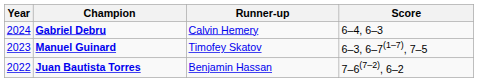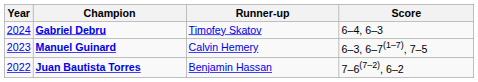(223, 30) Calvin Hemery -> (225, 30) Timofey Skatov
(225, 48) Timofey Skatov -> (223, 48) Calvin Hemery
